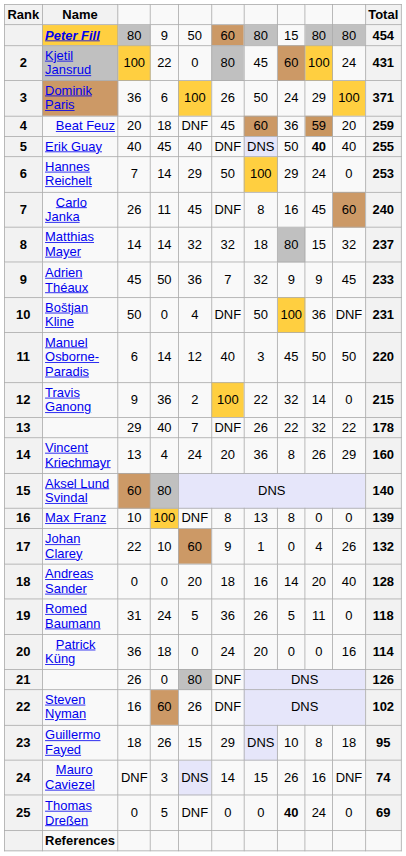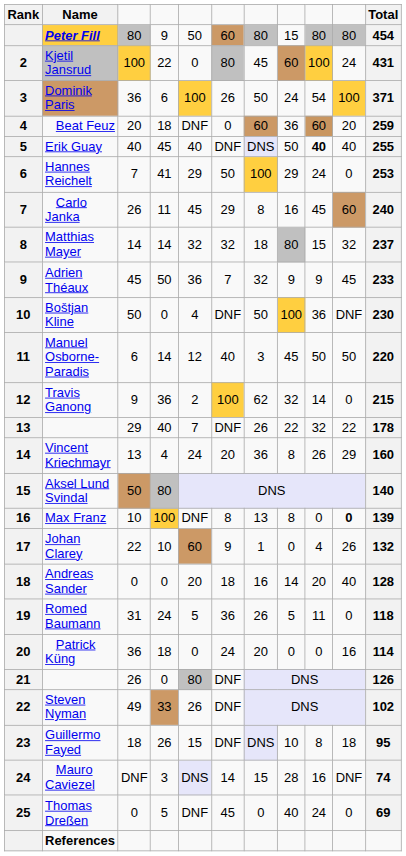(319, 98) 29 -> (319, 98) 54
(228, 126) 45 -> (228, 126) 0
(319, 126) 59 -> (319, 126) 60
(164, 174) 14 -> (164, 174) 41
(228, 209) DNF -> (228, 209) 29
(383, 315) 231 -> (383, 315) 230
(261, 399) 22 -> (261, 399) 62
(134, 490) 60 -> (134, 490) 50
(349, 518) normal -> (349, 518) bold
(134, 707) 16 -> (134, 707) 49
(164, 707) 60 -> (164, 707) 33
(228, 742) 29 -> (228, 742) DNF
(291, 777) 26 -> (291, 777) 28
(228, 812) 0 -> (228, 812) 45
(291, 812) bold -> (291, 812) normal
